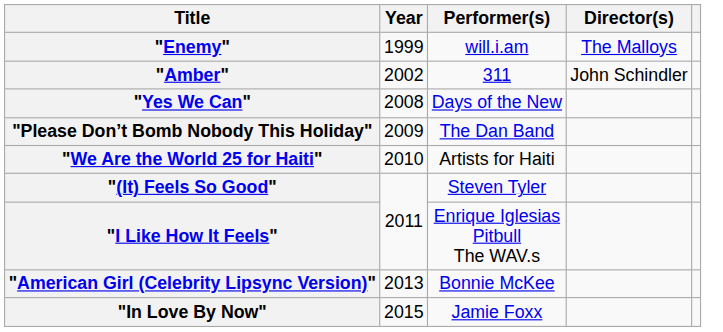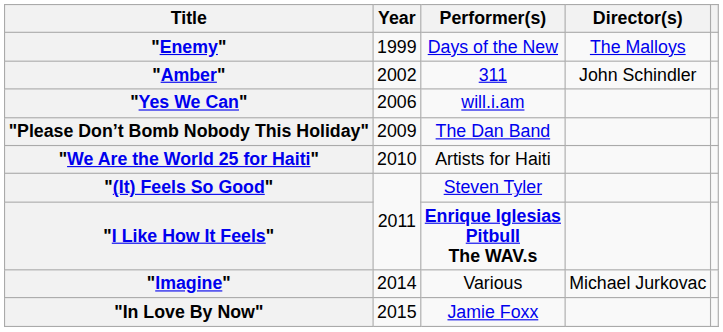(497, 46) will.i.am -> (493, 46) Days of the New
(404, 103) 2008 -> (397, 103) 2006
(497, 103) Days of the New -> (493, 103) will.i.am
(497, 235) normal -> (493, 235) bold
- row: (192, 283)
+ row: (189, 283)
